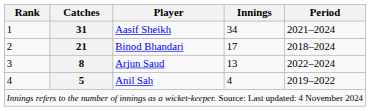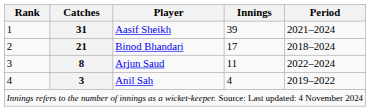(232, 30) 34 -> (232, 30) 39
(232, 64) 13 -> (232, 64) 11
(81, 81) 5 -> (81, 81) 3
